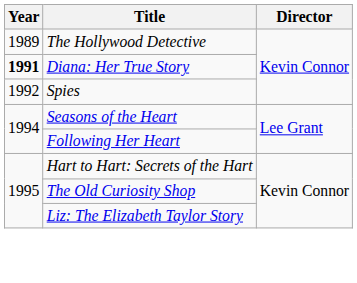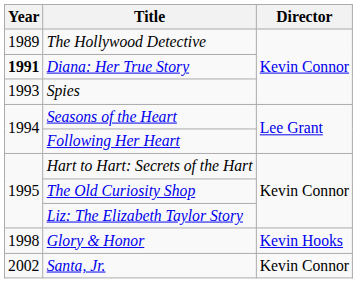(24, 91) 1992 -> (24, 91) 1993
+ row: (95, 240)
+ row: (76, 265)
